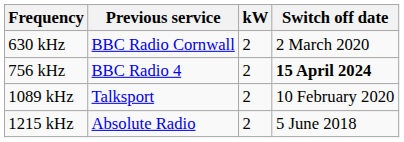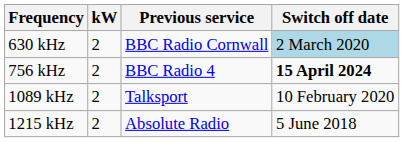columns swapped: (255, 17) <-> (163, 17)
(323, 44) no background -> (323, 44) lightblue background
